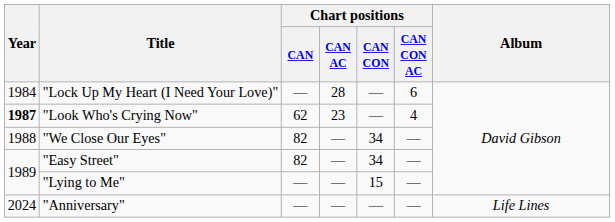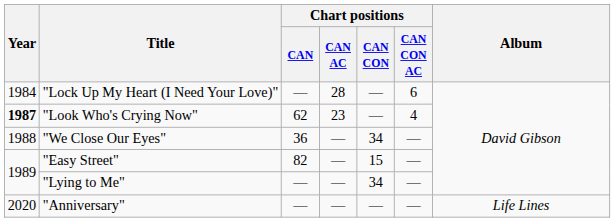(300, 138) 82 -> (300, 138) 36
(376, 160) 34 -> (376, 160) 15
(376, 183) 15 -> (376, 183) 34
(22, 205) 2024 -> (22, 205) 2020
